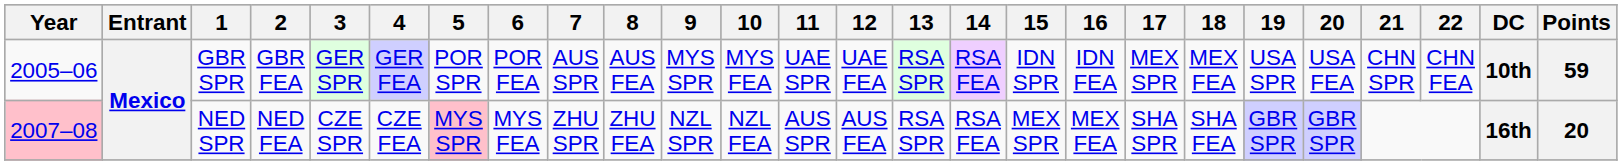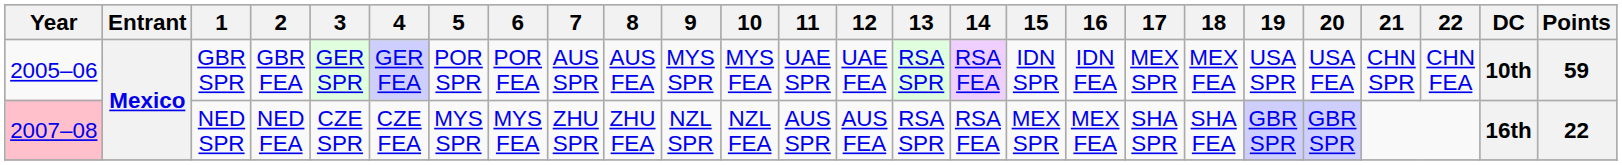(458, 130) pink background -> (458, 130) no background
(1577, 130) 20 -> (1577, 130) 22
